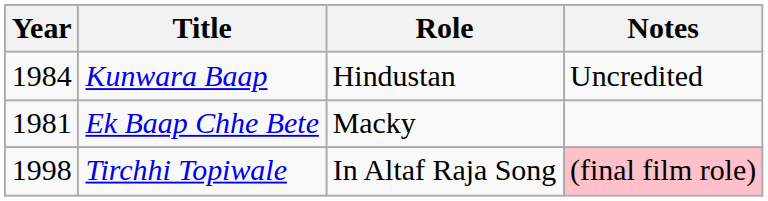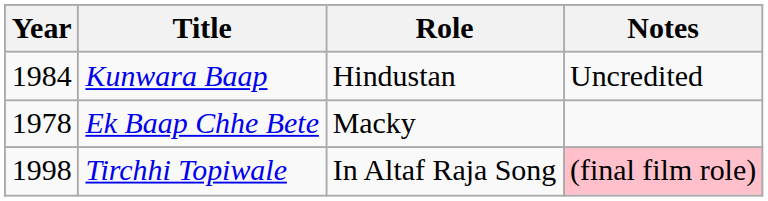(42, 123) 1981 -> (42, 123) 1978
